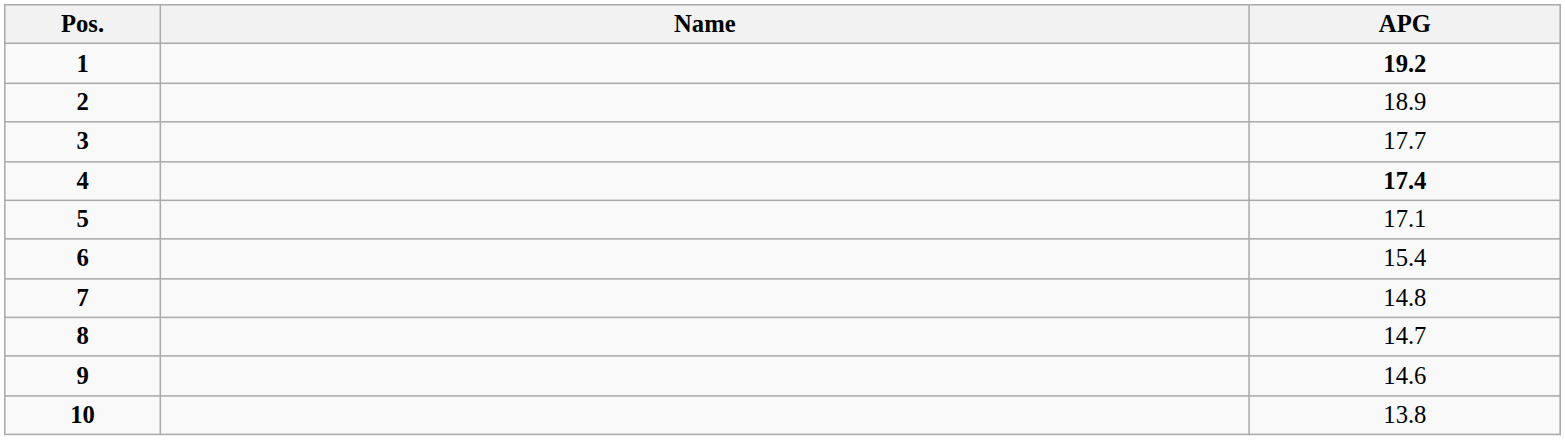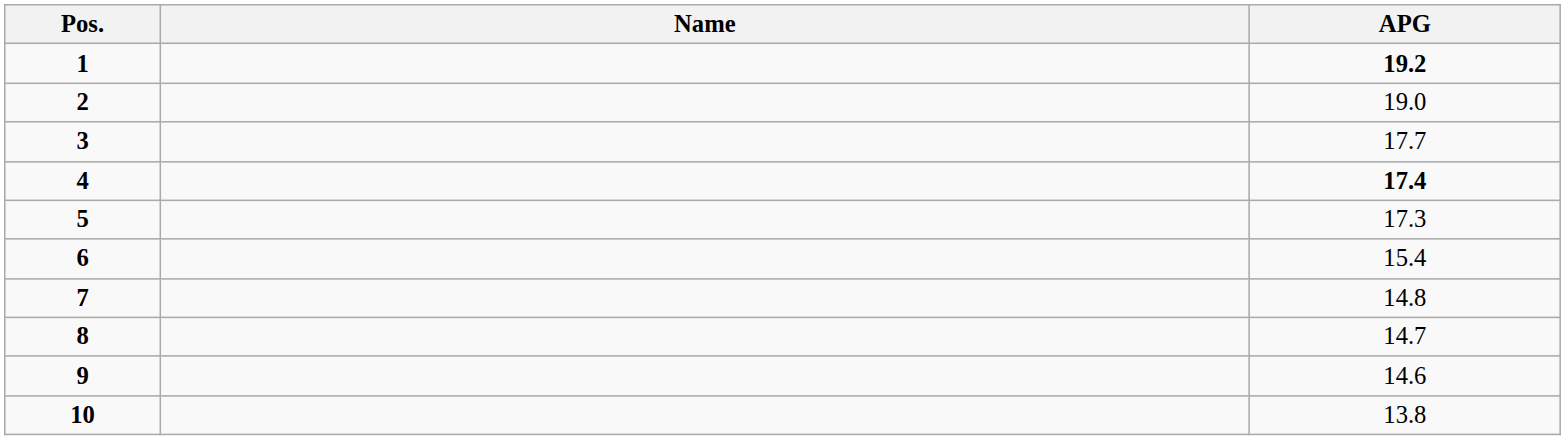(1405, 102) 18.9 -> (1405, 102) 19.0
(1405, 219) 17.1 -> (1405, 219) 17.3
